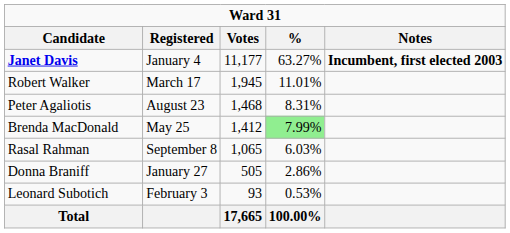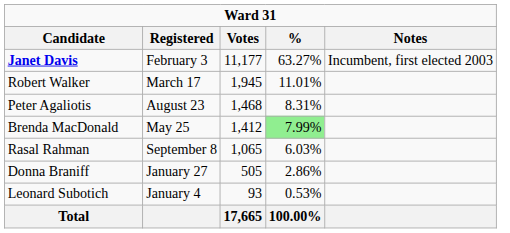(173, 60) January 4 -> (177, 60) February 3
(415, 60) bold -> (410, 60) normal
(177, 194) February 3 -> (173, 194) January 4
